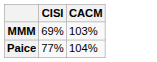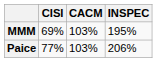+ column: (129, 13)
(83, 48) 104% -> (83, 48) 103%
